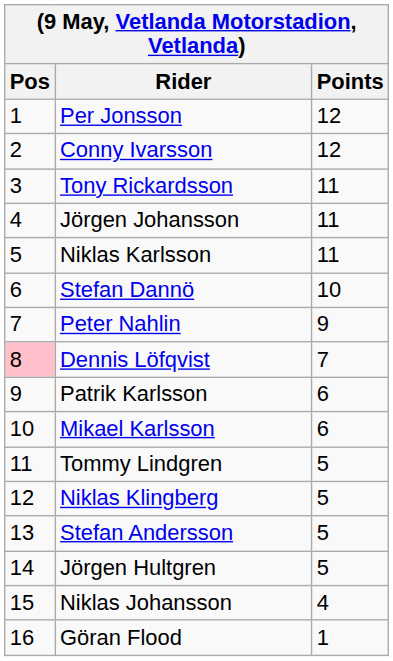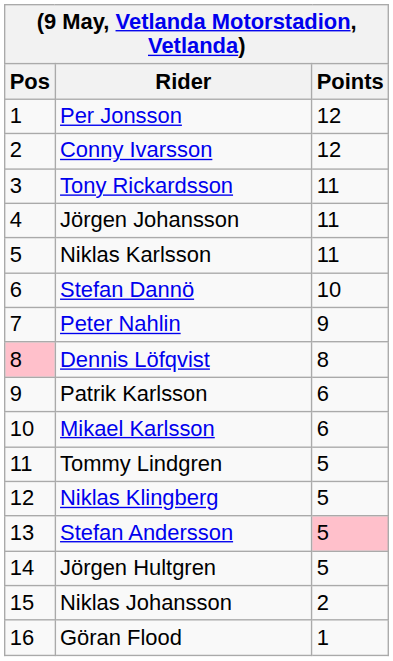(323, 359) 7 -> (323, 359) 8
(323, 533) no background -> (323, 533) pink background
(323, 602) 4 -> (323, 602) 2
